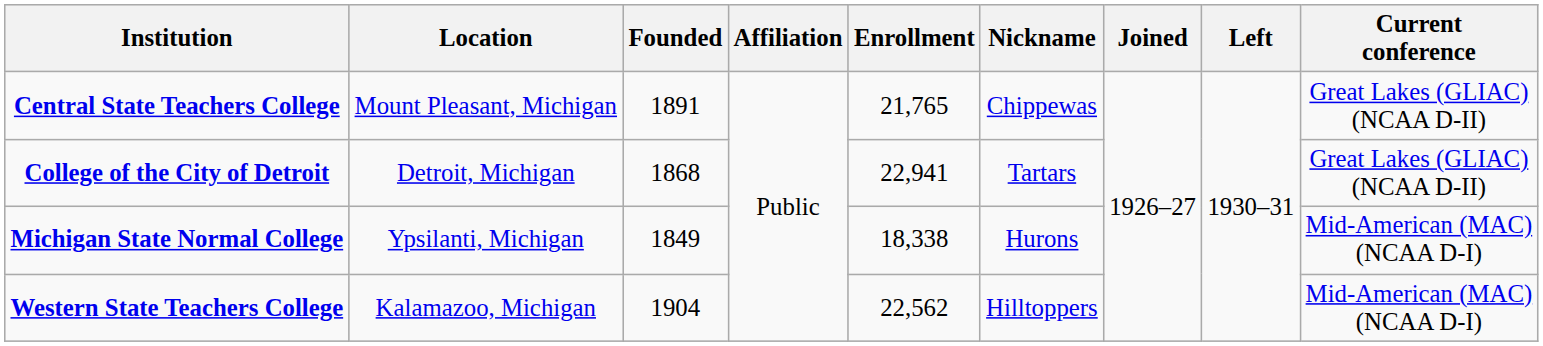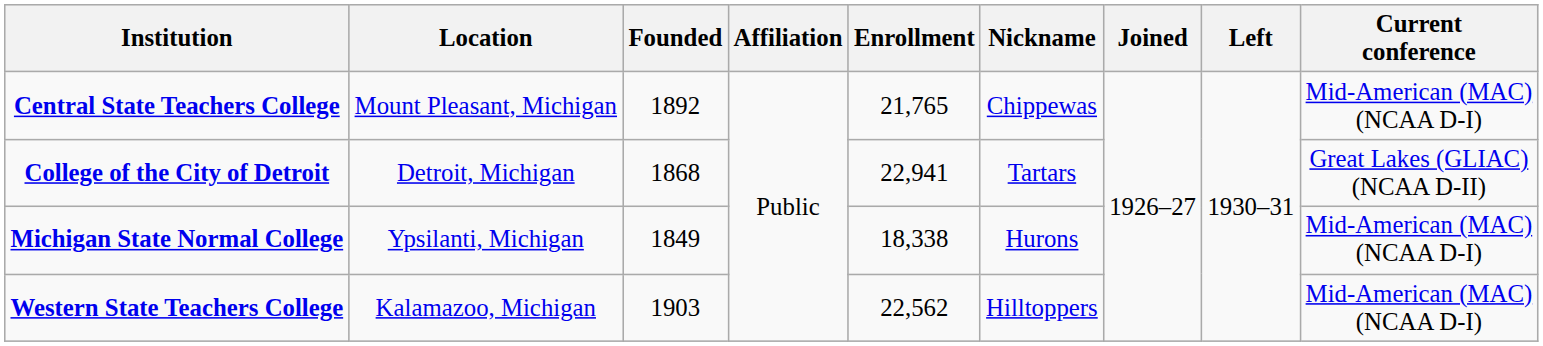(675, 105) 1891 -> (675, 105) 1892
(1419, 105) Great Lakes (GLIAC) (NCAA D-II) -> (1419, 105) Mid-American (MAC) (NCAA D-I)
(675, 307) 1904 -> (675, 307) 1903
